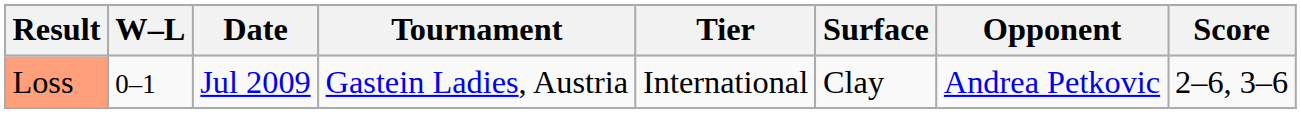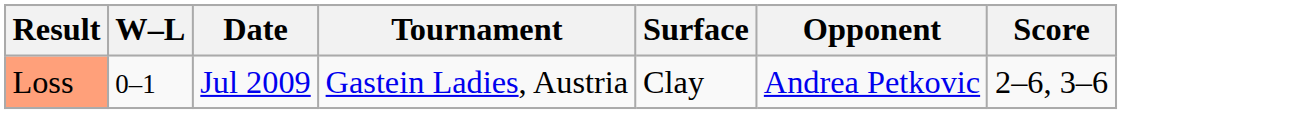- column: (726, 30)
